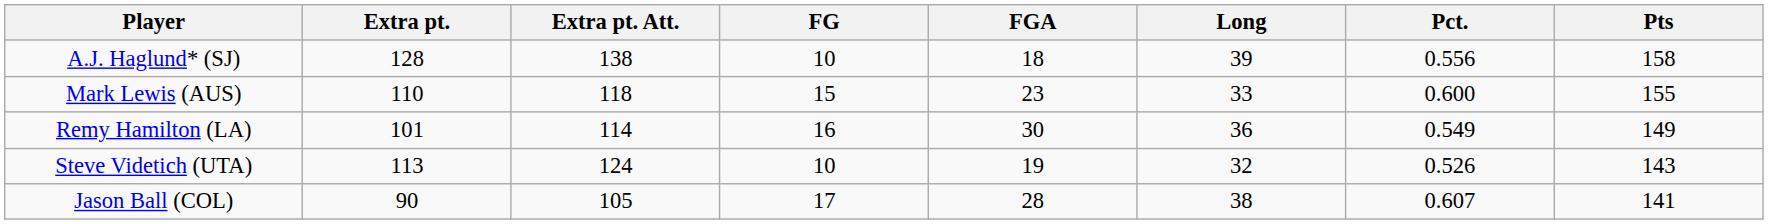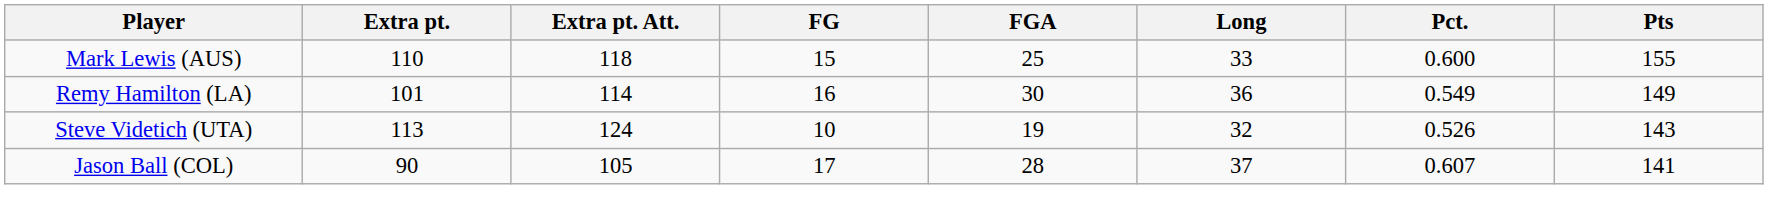- row: (154, 58)
(1033, 93) 23 -> (1033, 58) 25
(1241, 201) 38 -> (1241, 165) 37
